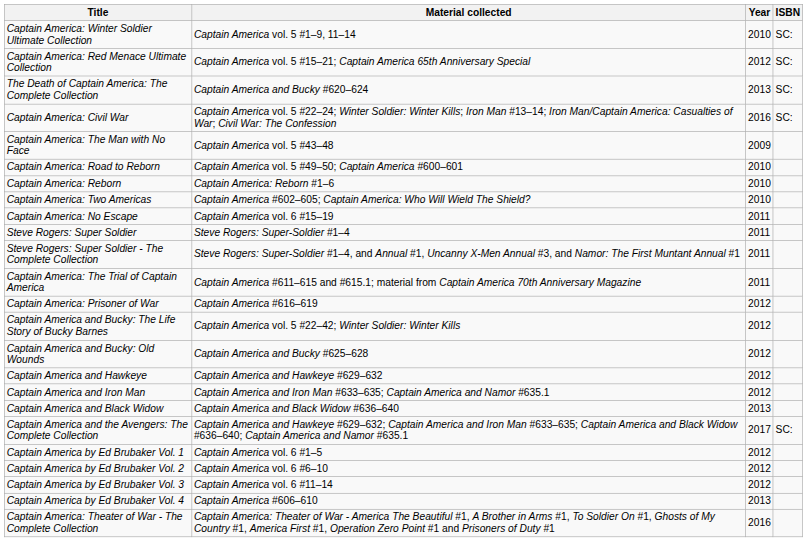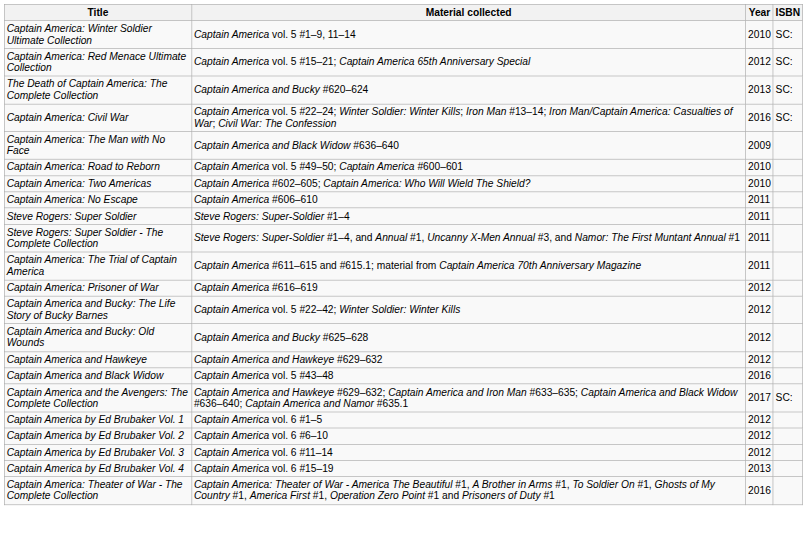(264, 145) Captain America vol. 5 #43–48 -> (296, 145) Captain America and Black Widow #636–640
- row: (64, 183)
(264, 216) Captain America vol. 6 #15–19 -> (256, 200) Captain America #606–610
- row: (76, 392)
(296, 408) Captain America and Black Widow #636–640 -> (264, 376) Captain America vol. 5 #43–48
(759, 408) 2013 -> (759, 376) 2016
(256, 501) Captain America #606–610 -> (264, 468) Captain America vol. 6 #15–19
